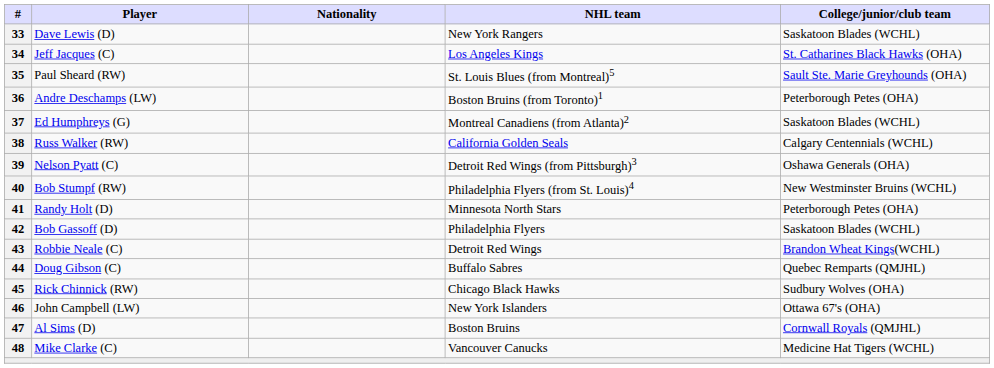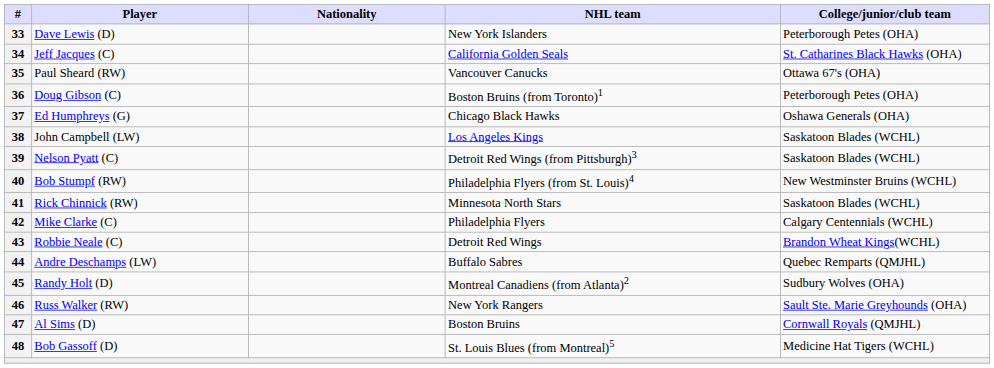(495, 34) New York Rangers -> (497, 34) New York Islanders
(851, 34) Saskatoon Blades (WCHL) -> (851, 34) Peterborough Petes (OHA)
(496, 53) Los Angeles Kings -> (508, 53) California Golden Seals
(531, 75) St. Louis Blues (from Montreal)5 -> (498, 73) Vancouver Canucks
(875, 75) Sault Ste. Marie Greyhounds (OHA) -> (832, 73) Ottawa 67's (OHA)
(95, 98) Andre Deschamps (LW) -> (78, 95) Doug Gibson (C)
(539, 121) Montreal Canadiens (from Atlanta)2 -> (504, 116) Chicago Black Hawks
(851, 121) Saskatoon Blades (WCHL) -> (846, 116) Oshawa Generals (OHA)
(81, 143) Russ Walker (RW) -> (87, 136) John Campbell (LW)
(508, 143) California Golden Seals -> (496, 136) Los Angeles Kings
(858, 143) Calgary Centennials (WCHL) -> (851, 136) Saskatoon Blades (WCHL)
(846, 164) Oshawa Generals (OHA) -> (851, 158) Saskatoon Blades (WCHL)
(74, 209) Randy Holt (D) -> (86, 202) Rick Chinnick (RW)
(851, 209) Peterborough Petes (OHA) -> (851, 202) Saskatoon Blades (WCHL)
(76, 229) Bob Gassoff (D) -> (76, 222) Mike Clarke (C)
(851, 229) Saskatoon Blades (WCHL) -> (858, 222) Calgary Centennials (WCHL)
(78, 268) Doug Gibson (C) -> (95, 262) Andre Deschamps (LW)
(86, 288) Rick Chinnick (RW) -> (74, 283) Randy Holt (D)
(504, 288) Chicago Black Hawks -> (539, 283) Montreal Canadiens (from Atlanta)2
(87, 308) John Campbell (LW) -> (81, 304) Russ Walker (RW)
(497, 308) New York Islanders -> (495, 304) New York Rangers
(832, 308) Ottawa 67's (OHA) -> (875, 304) Sault Ste. Marie Greyhounds (OHA)
(76, 347) Mike Clarke (C) -> (76, 346) Bob Gassoff (D)
(498, 347) Vancouver Canucks -> (531, 346) St. Louis Blues (from Montreal)5
